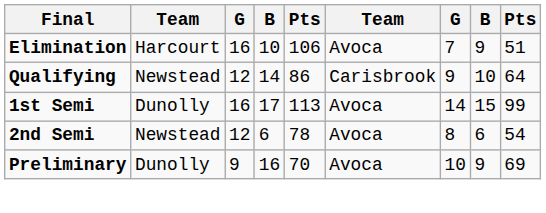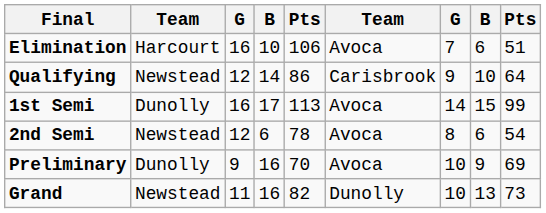(480, 48) 9 -> (480, 48) 6
+ row: (36, 193)
